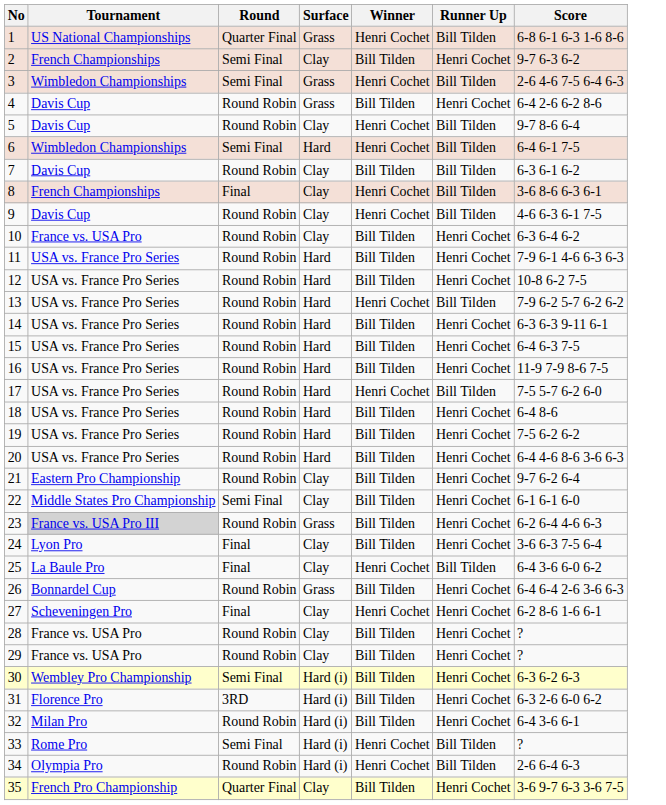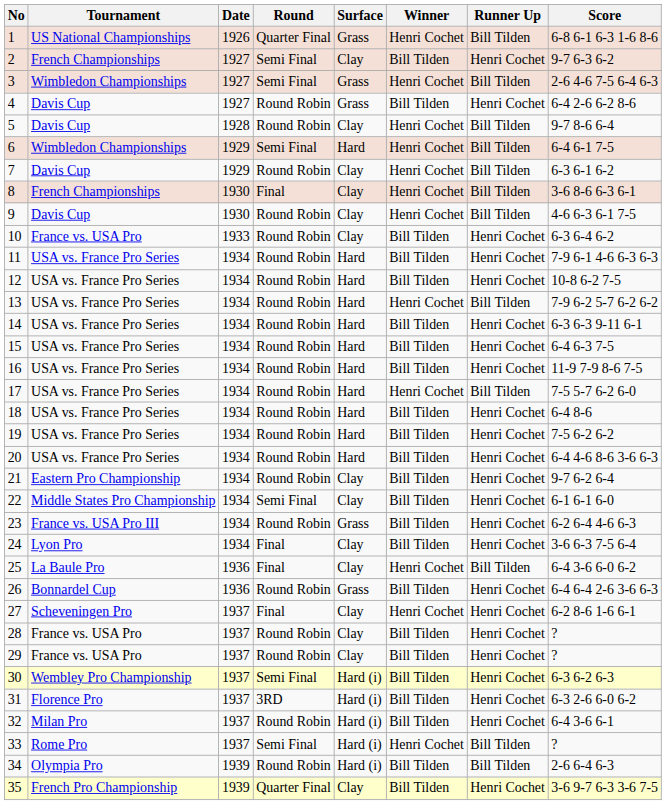+ column: (236, 15)
(385, 170) Bill Tilden -> (427, 170) Henri Cochet
(95, 523) lightgrey background -> (95, 523) no background
(392, 766) Henri Cochet -> (419, 766) Bill Tilden
